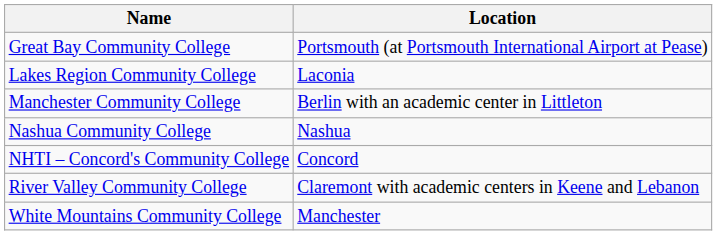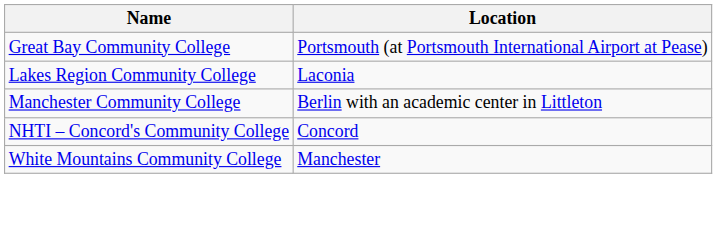- row: (110, 131)
- row: (128, 187)
